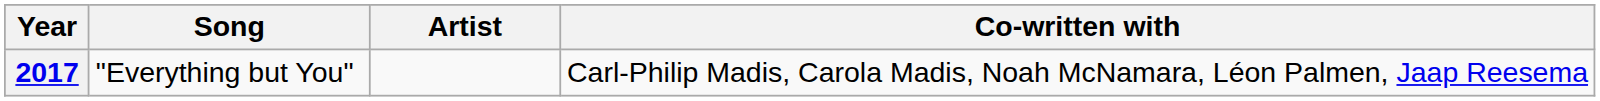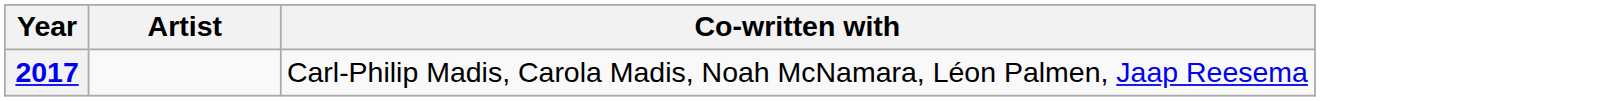- column: (229, 27)
